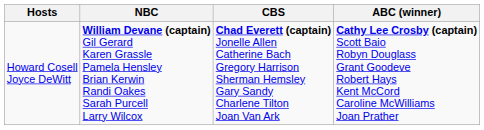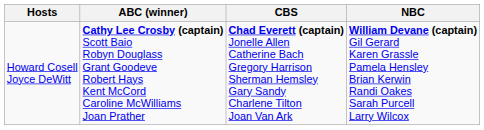columns swapped: (407, 13) <-> (147, 13)
